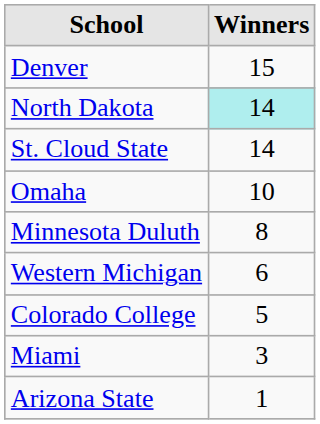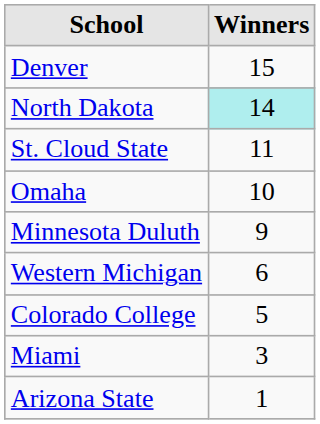(262, 149) 14 -> (262, 149) 11
(262, 231) 8 -> (262, 231) 9
